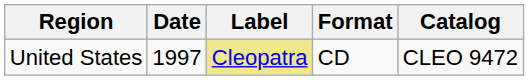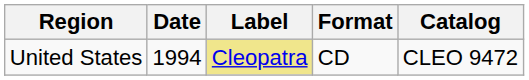(177, 57) 1997 -> (177, 57) 1994
